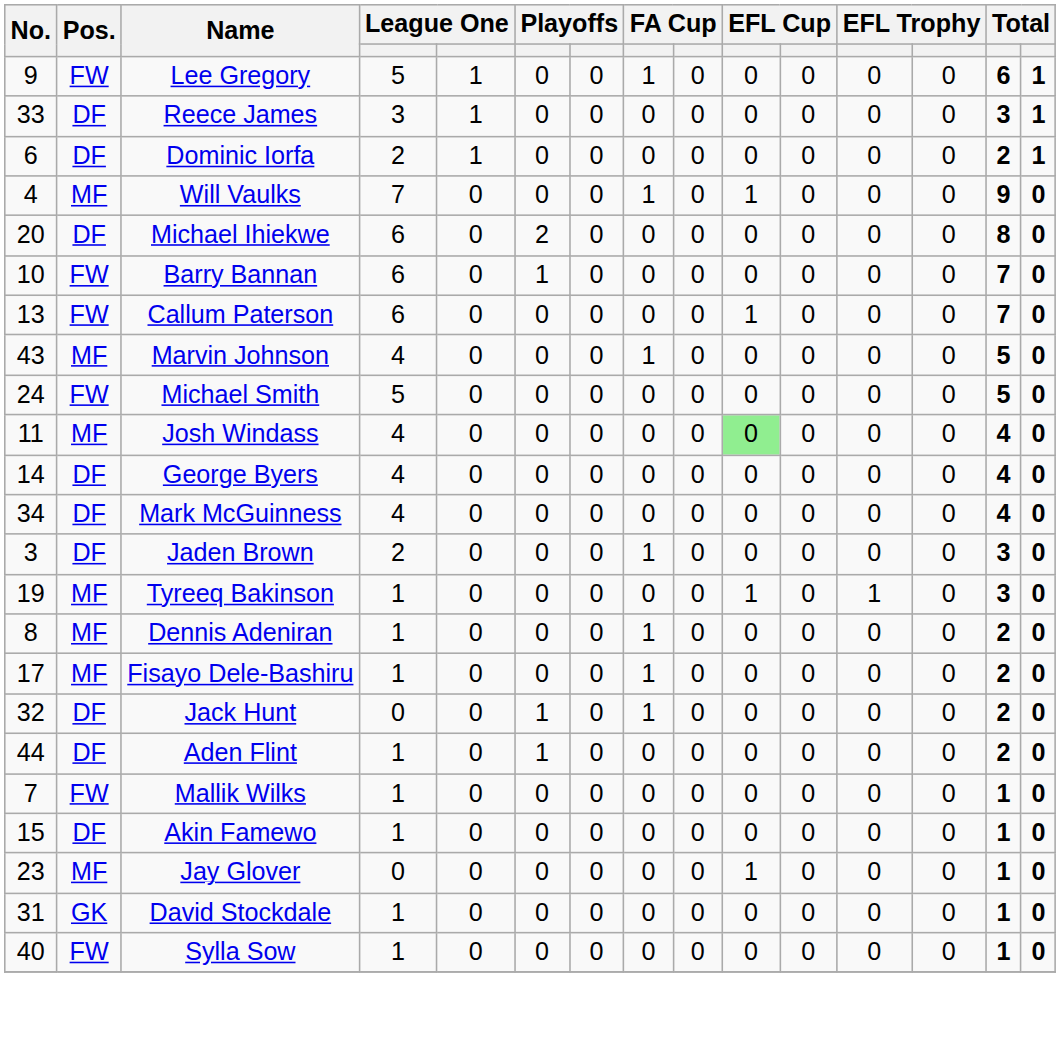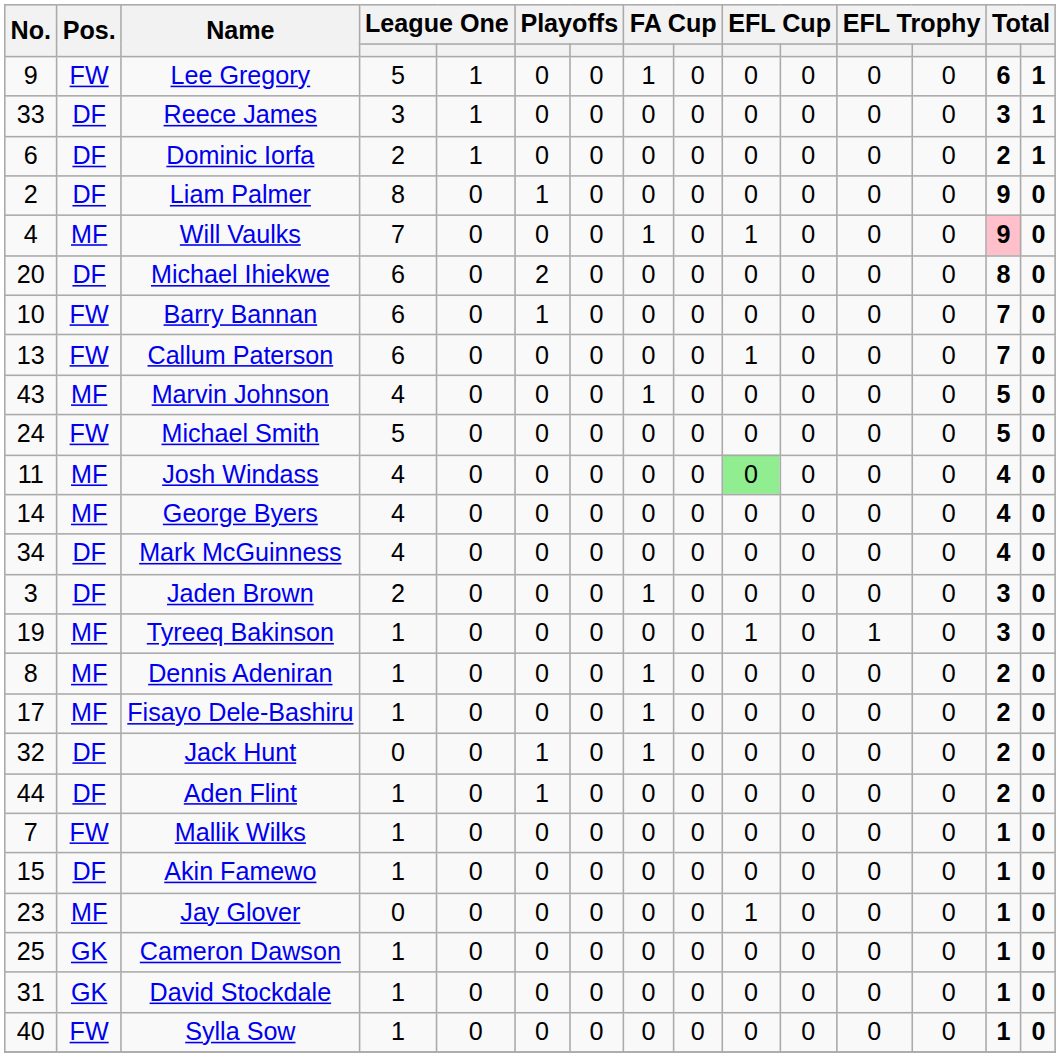+ row: (240, 195)
(1004, 195) no background -> (1004, 235) pink background
(89, 474) DF -> (89, 514) MF
+ row: (240, 952)
